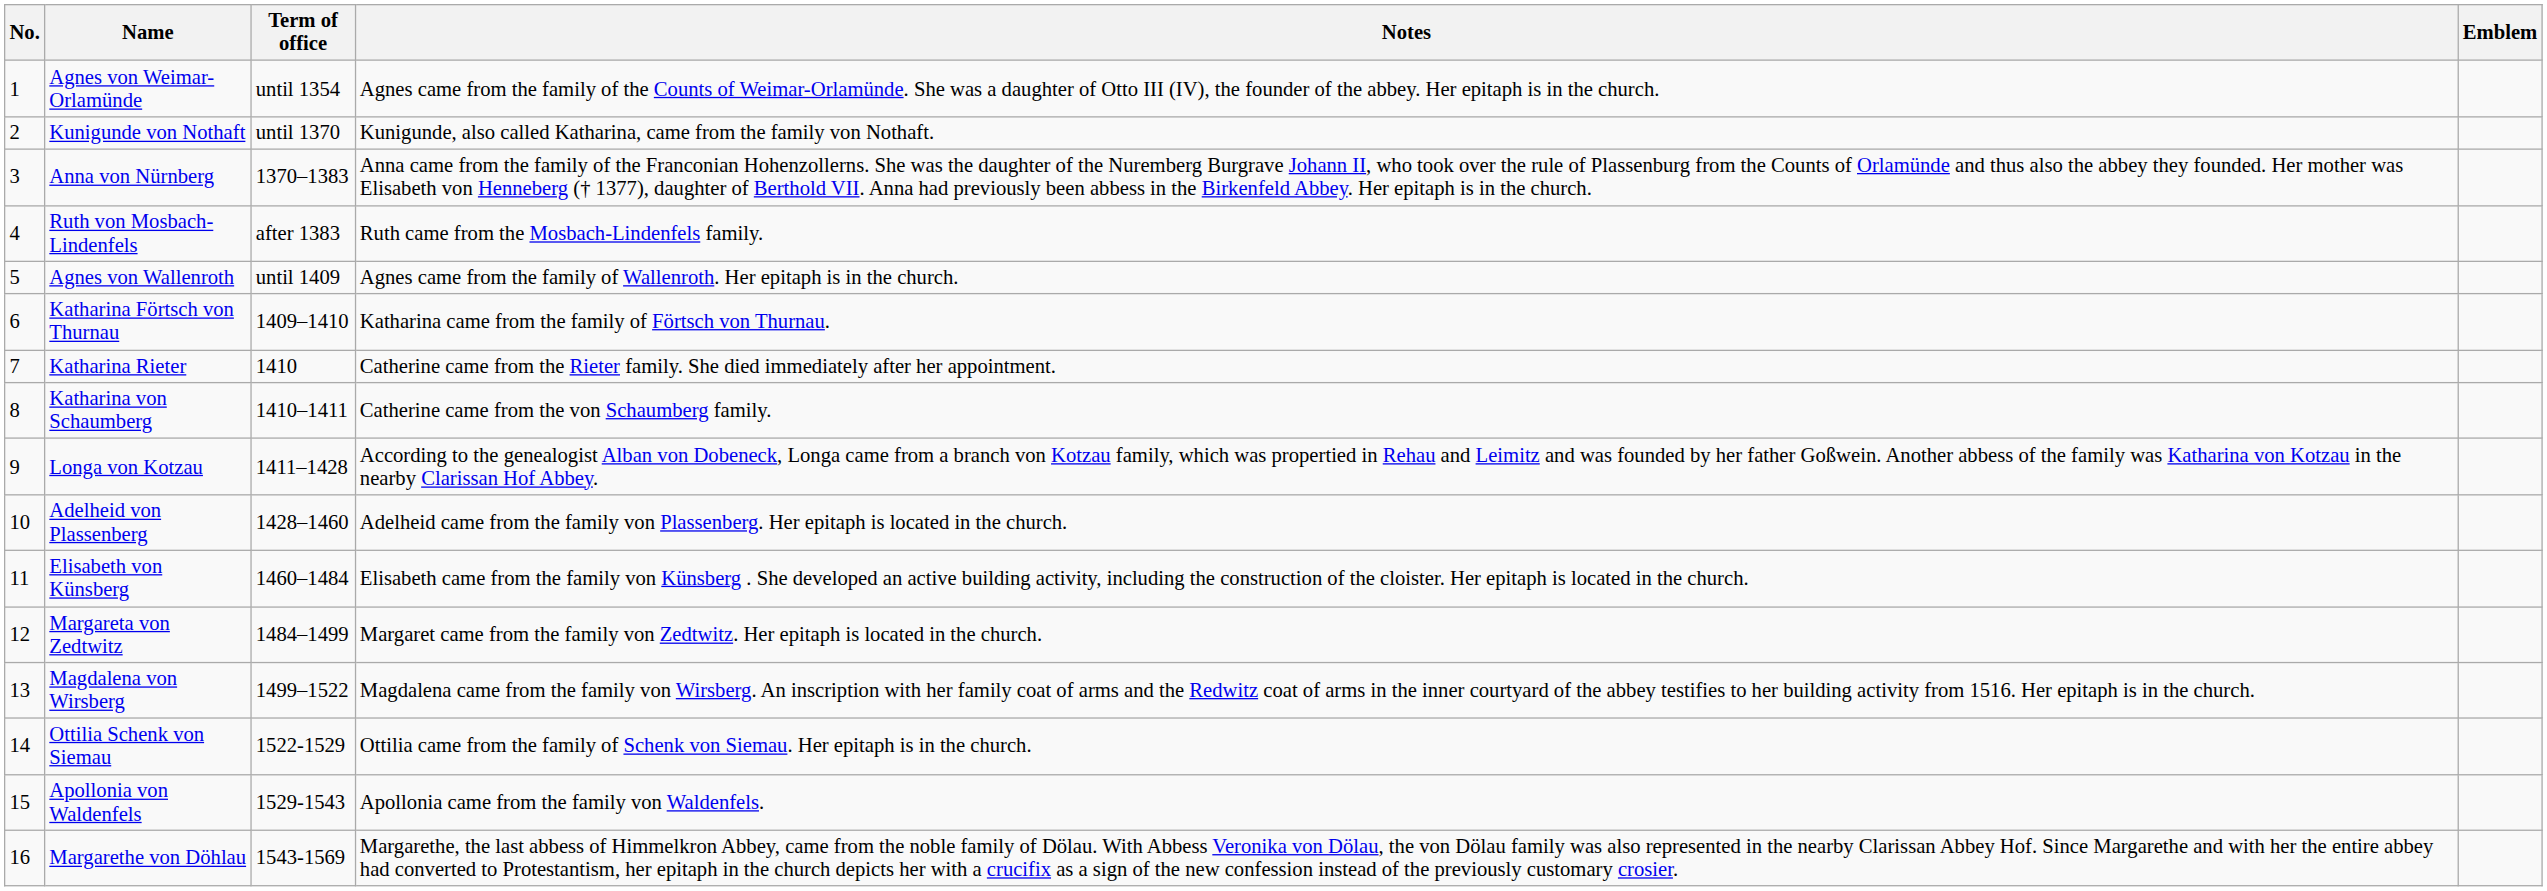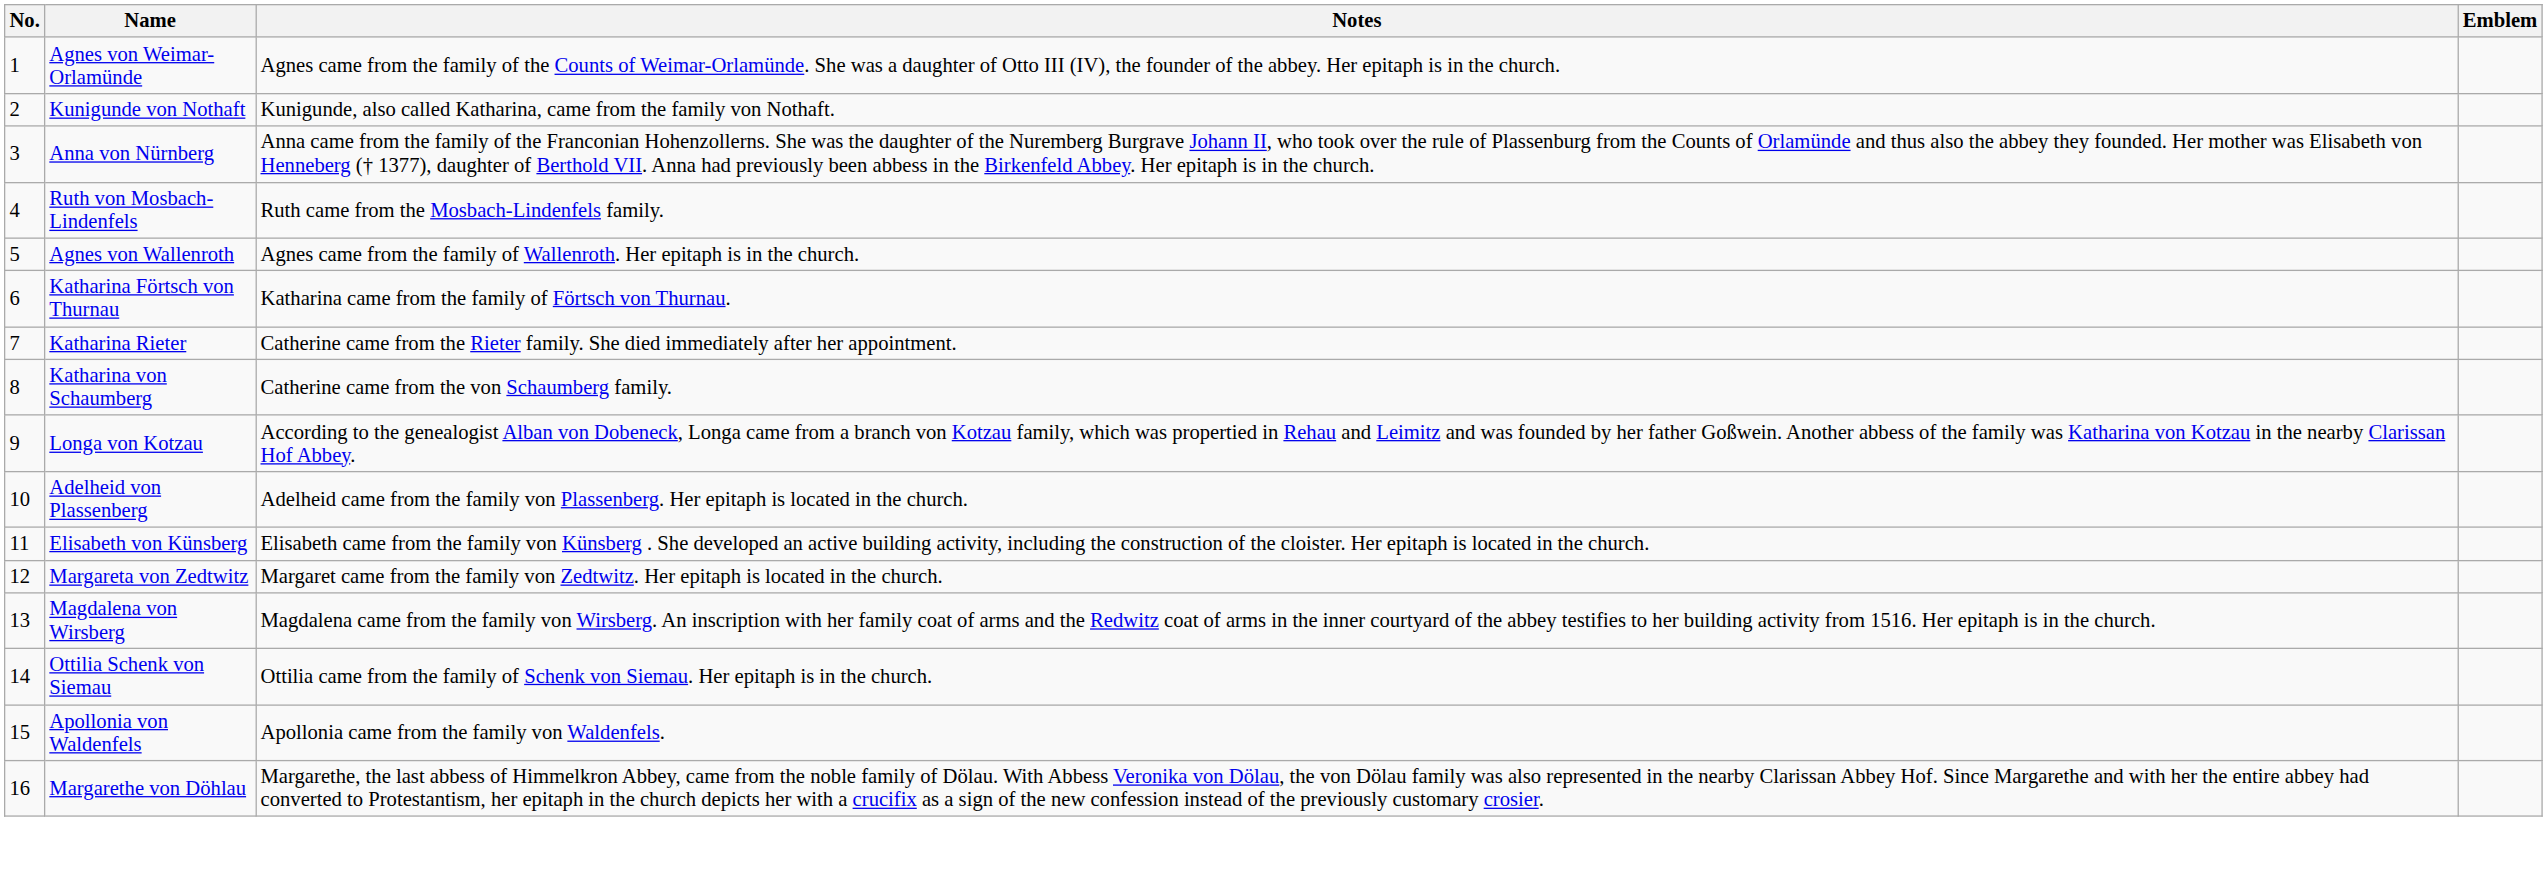- column: (303, 32)
